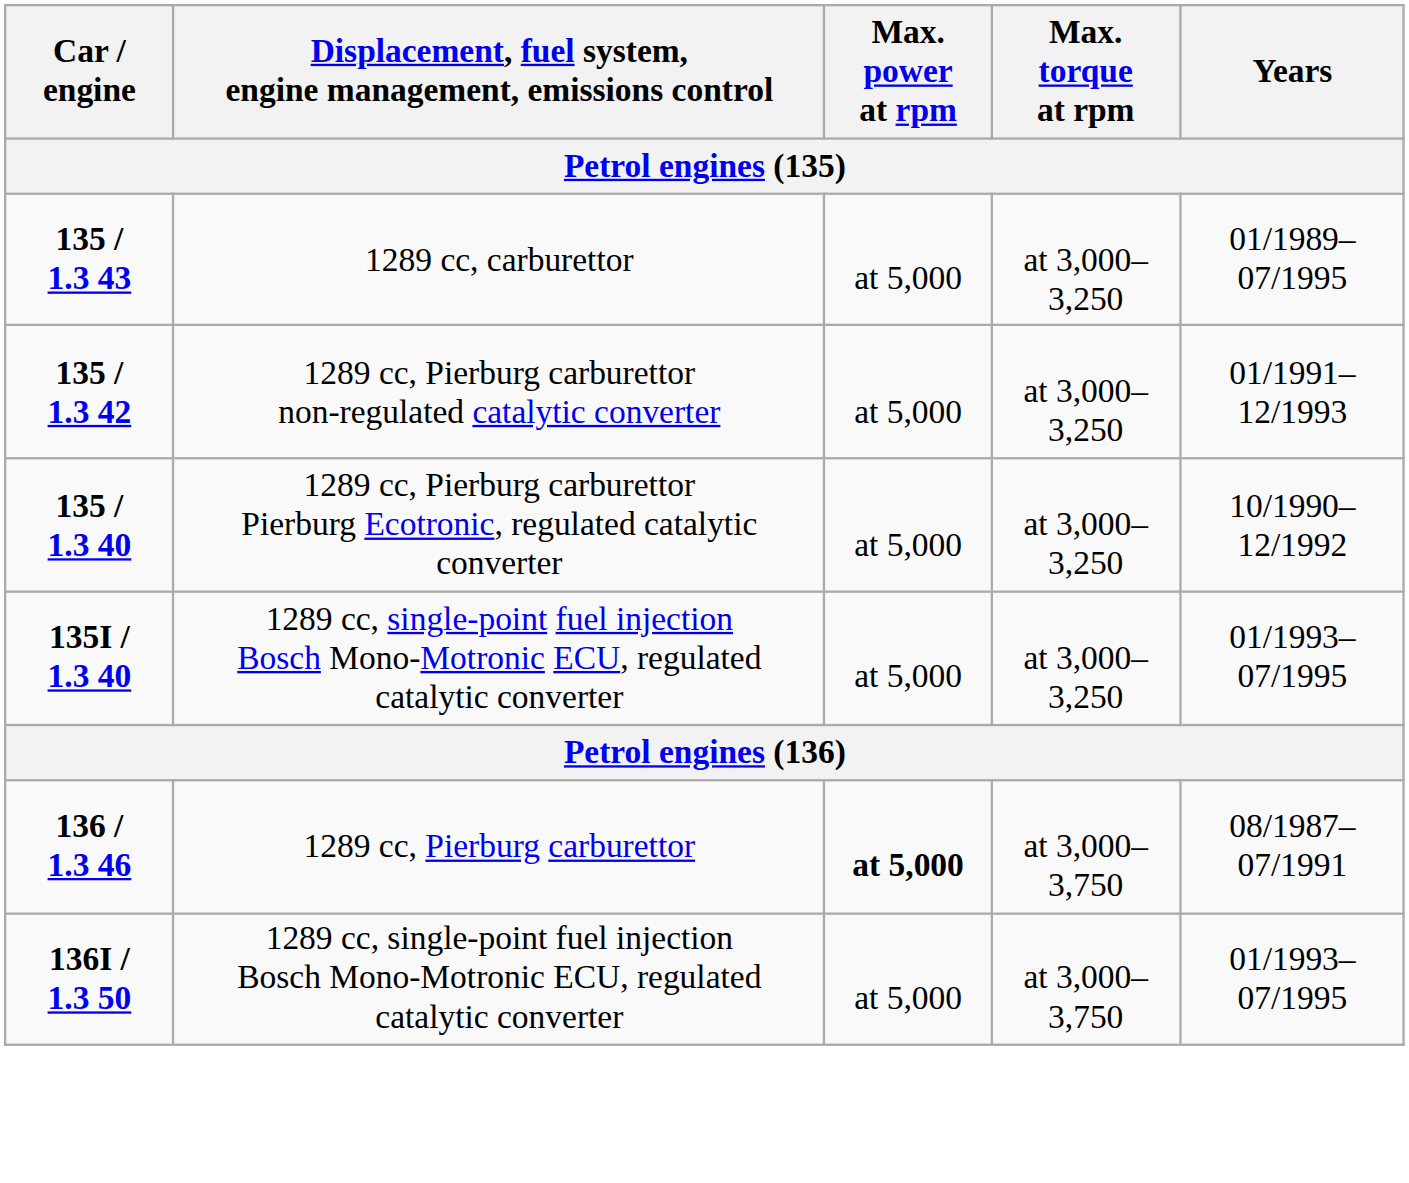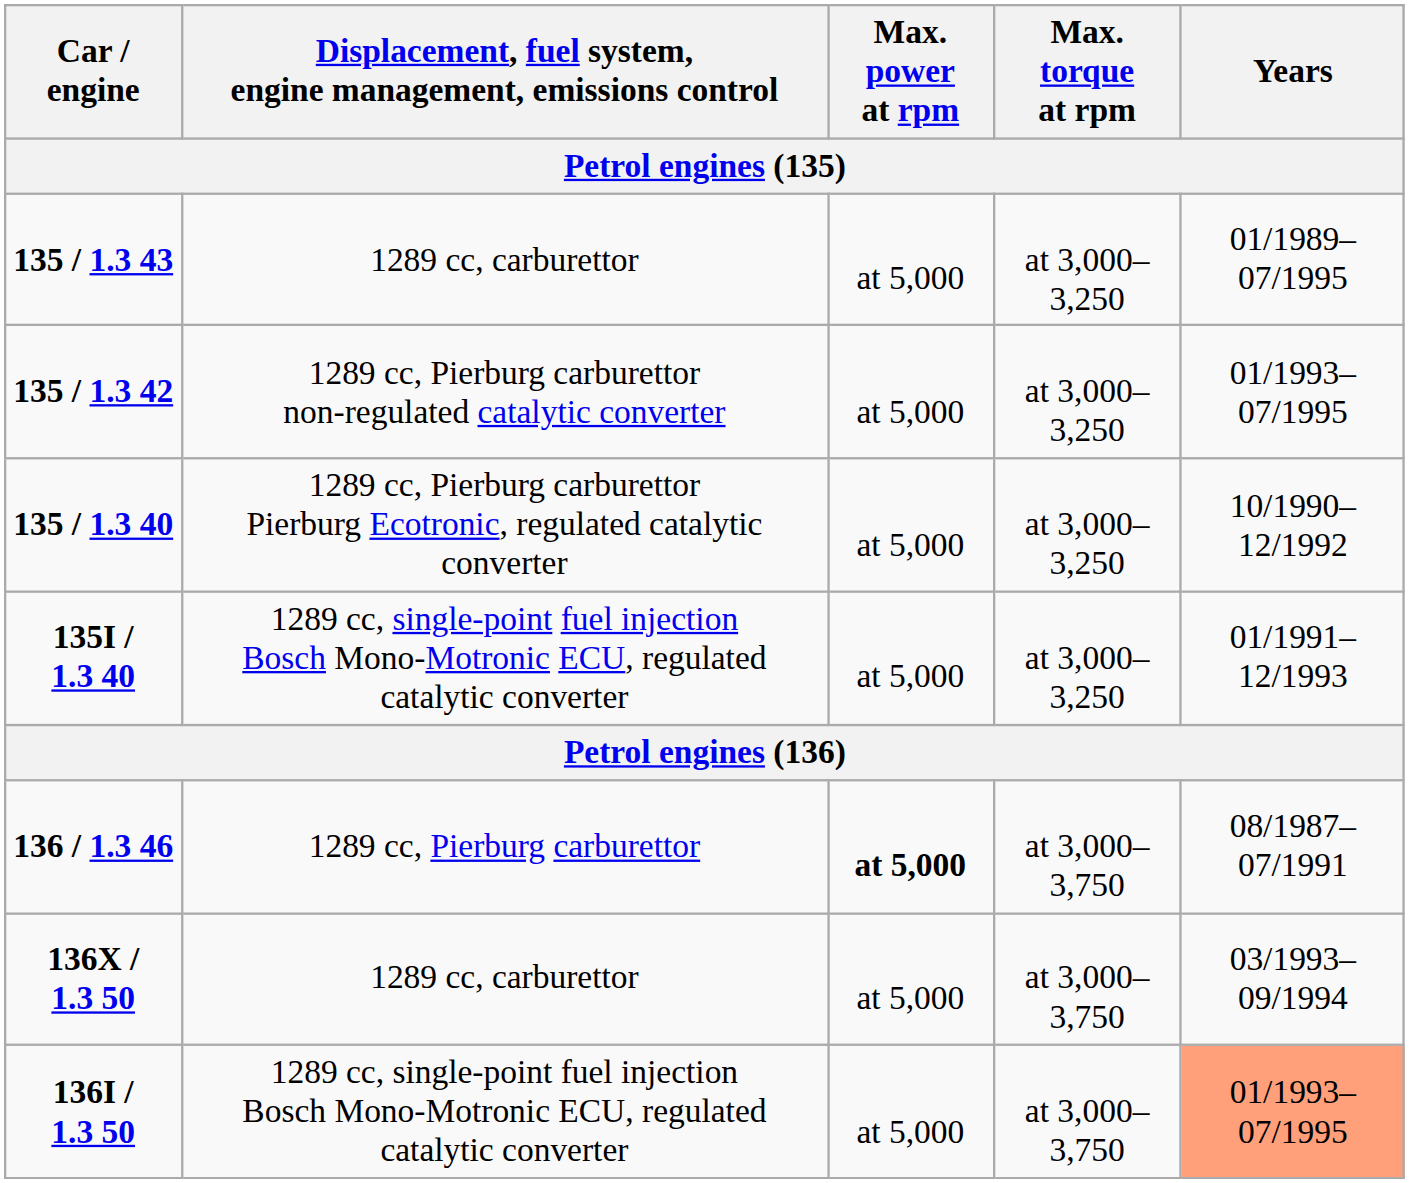(1292, 391) 01/1991–12/1993 -> (1293, 391) 01/1993–07/1995
(1292, 657) 01/1993–07/1995 -> (1293, 657) 01/1991–12/1993
+ row: (93, 977)
(1292, 977) no background -> (1293, 1110) lightsalmon background
